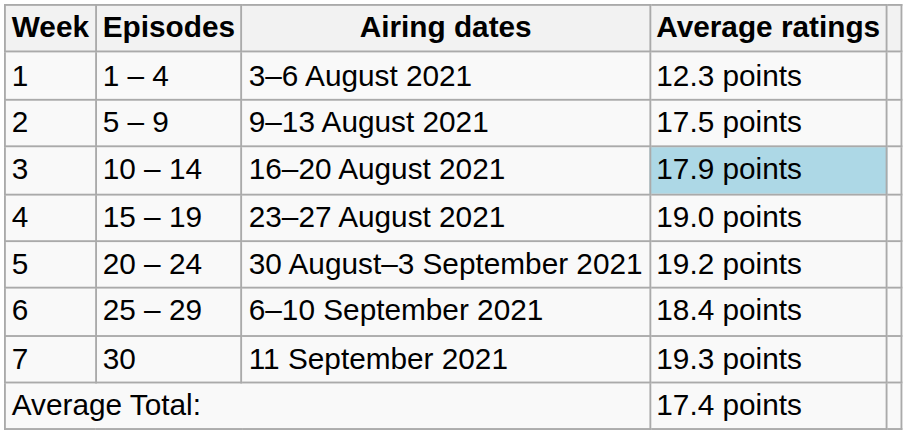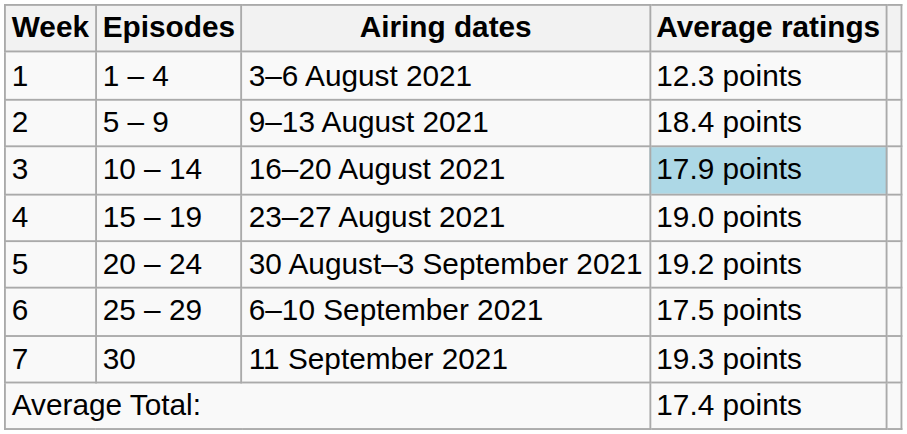(729, 122) 17.5 points -> (729, 122) 18.4 points
(729, 311) 18.4 points -> (729, 311) 17.5 points
